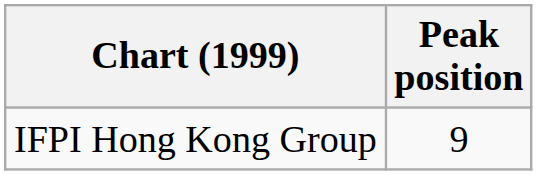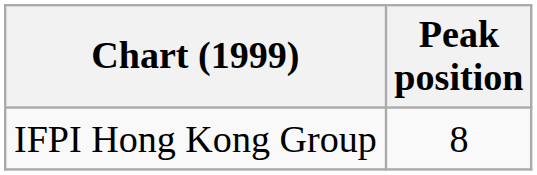(459, 137) 9 -> (459, 137) 8
